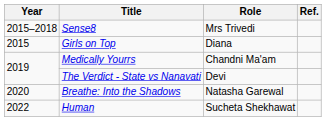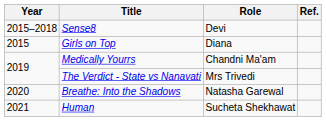(230, 28) Mrs Trivedi -> (216, 28) Devi
(216, 76) Devi -> (230, 76) Mrs Trivedi
(18, 108) 2022 -> (18, 108) 2021
